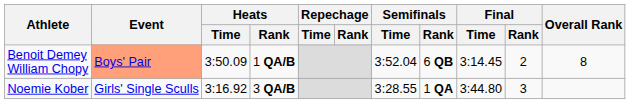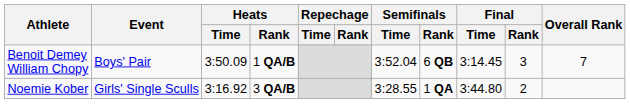(123, 62) lightsalmon background -> (123, 62) no background
(523, 62) 2 -> (523, 62) 3
(584, 62) 8 -> (584, 62) 7
(523, 89) 3 -> (523, 89) 2
